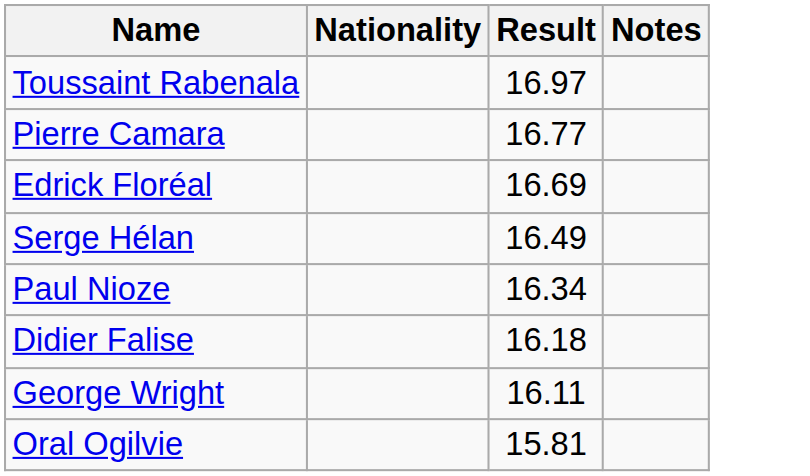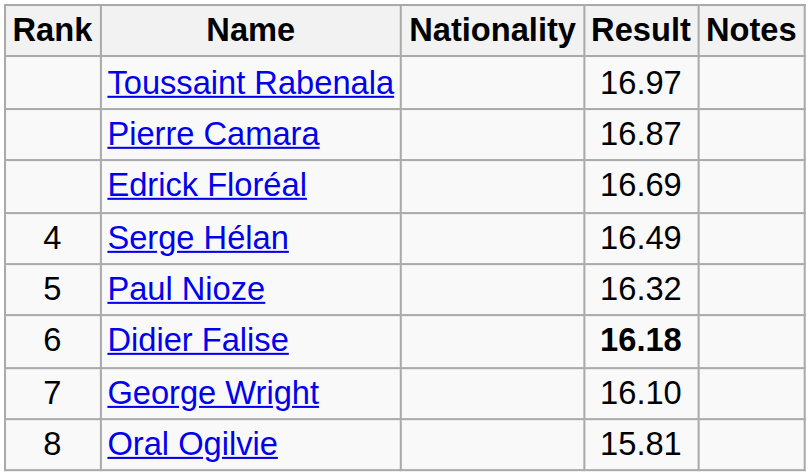+ column: (52, 30)
(546, 133) 16.77 -> (641, 133) 16.87
(546, 289) 16.34 -> (641, 289) 16.32
(546, 340) normal -> (641, 340) bold
(546, 392) 16.11 -> (641, 392) 16.10
